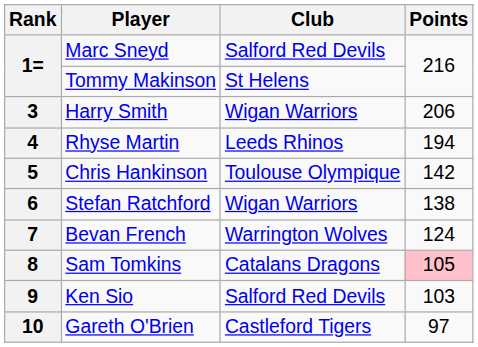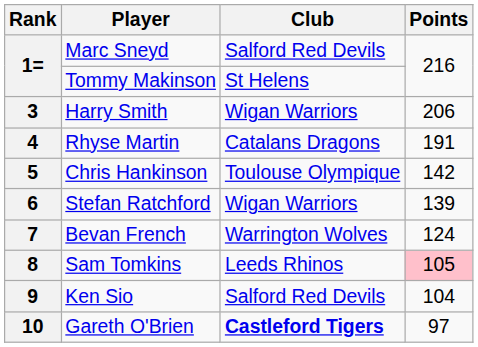(284, 142) Leeds Rhinos -> (302, 142) Catalans Dragons
(439, 142) 194 -> (439, 142) 191
(439, 204) 138 -> (439, 204) 139
(302, 265) Catalans Dragons -> (284, 265) Leeds Rhinos
(439, 296) 103 -> (439, 296) 104
(298, 326) normal -> (304, 326) bold
